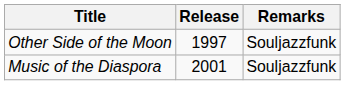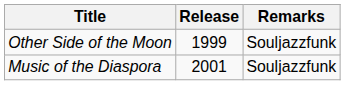(209, 42) 1997 -> (209, 42) 1999
